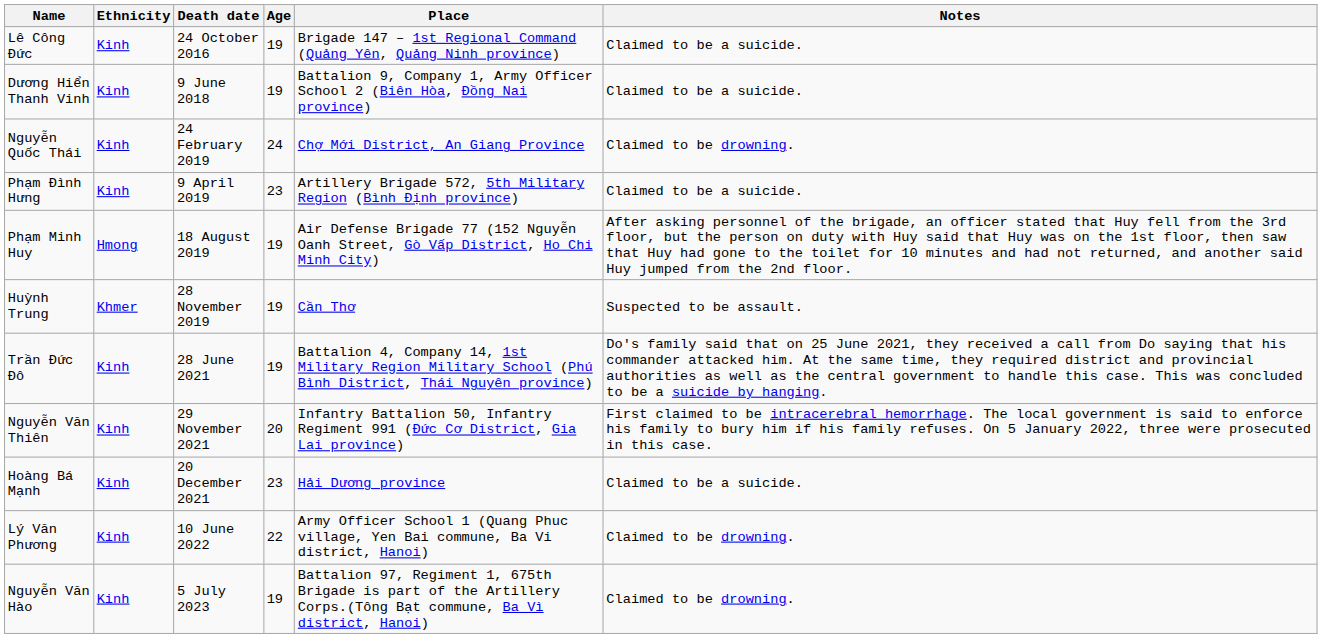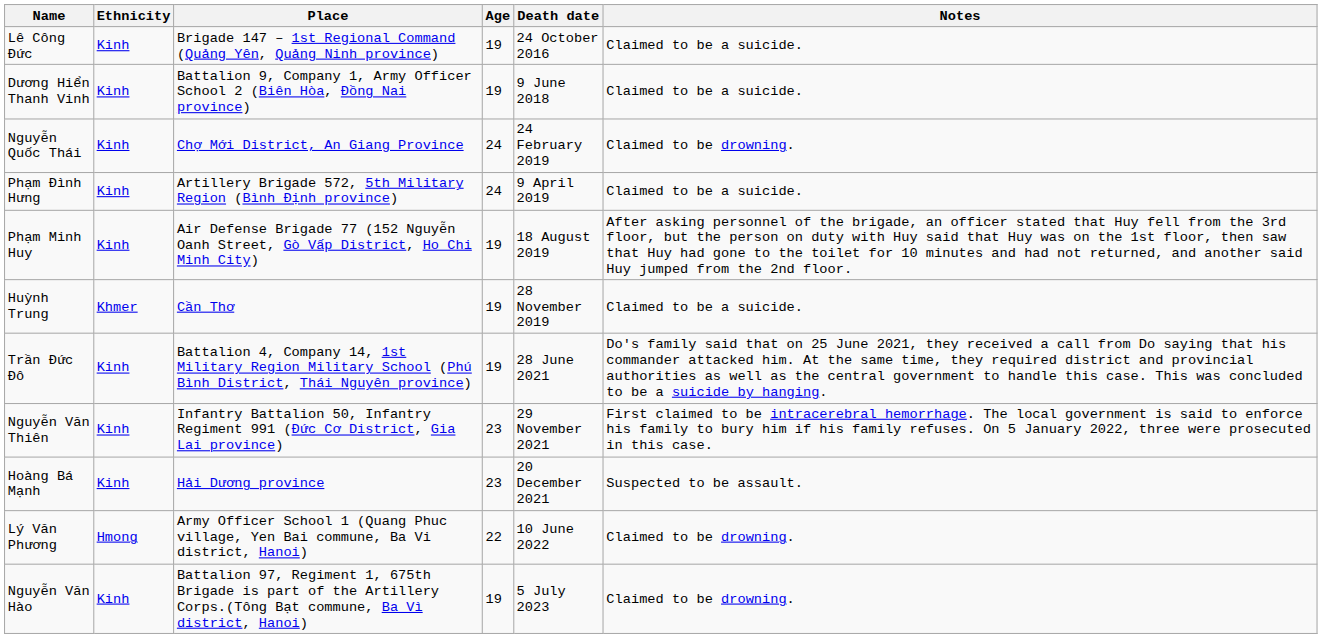columns swapped: (219, 16) <-> (449, 16)
(275, 191) 23 -> (494, 191) 24
(117, 245) Hmong -> (113, 245) Kinh
(705, 307) Suspected to be assault. -> (705, 307) Claimed to be a suicide.
(275, 430) 20 -> (494, 430) 23
(705, 484) Claimed to be a suicide. -> (705, 484) Suspected to be assault.
(113, 537) Kinh -> (117, 537) Hmong
